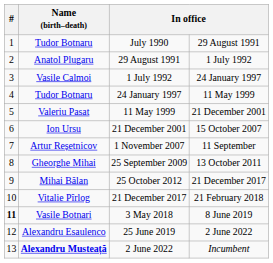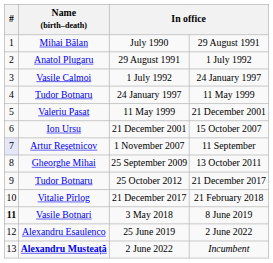(64, 43) Tudor Botnaru -> (64, 43) Mihai Bălan
(11, 146) no background -> (11, 146) lavender background
(64, 180) Mihai Bălan -> (64, 180) Tudor Botnaru
